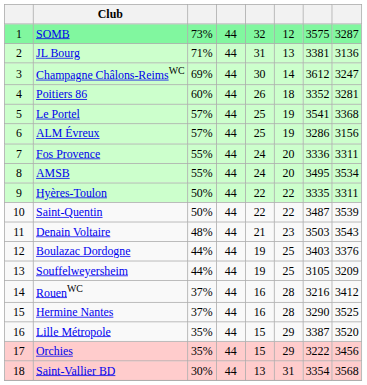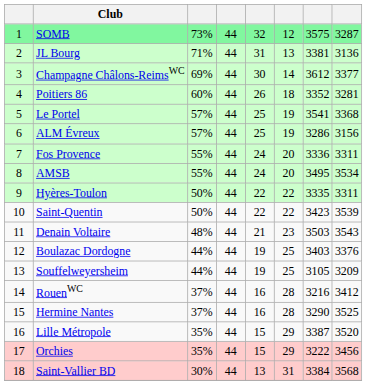(347, 74) 3247 -> (347, 74) 3377
(318, 212) 3487 -> (318, 212) 3423
(318, 371) 3354 -> (318, 371) 3384
